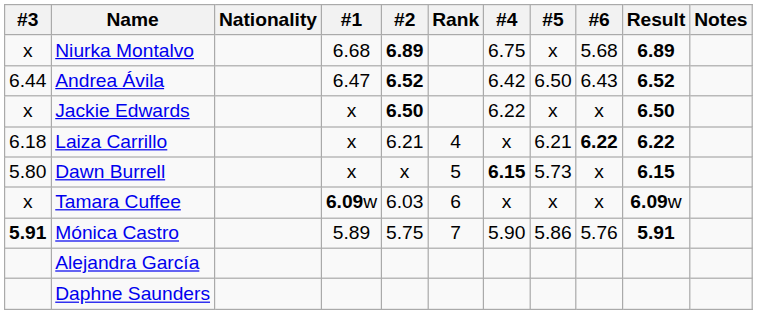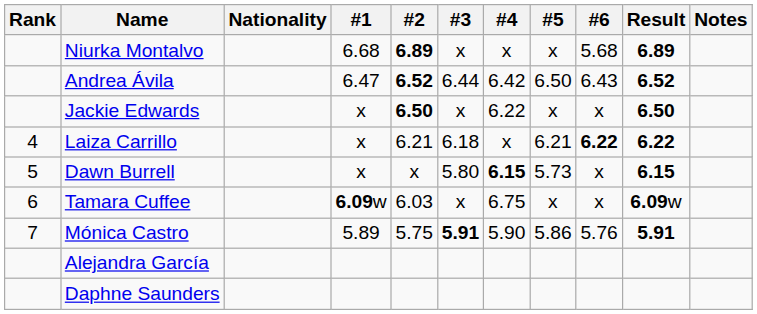columns swapped: (456, 19) <-> (28, 19)
(507, 50) 6.75 -> (507, 50) x
(507, 202) x -> (507, 202) 6.75
